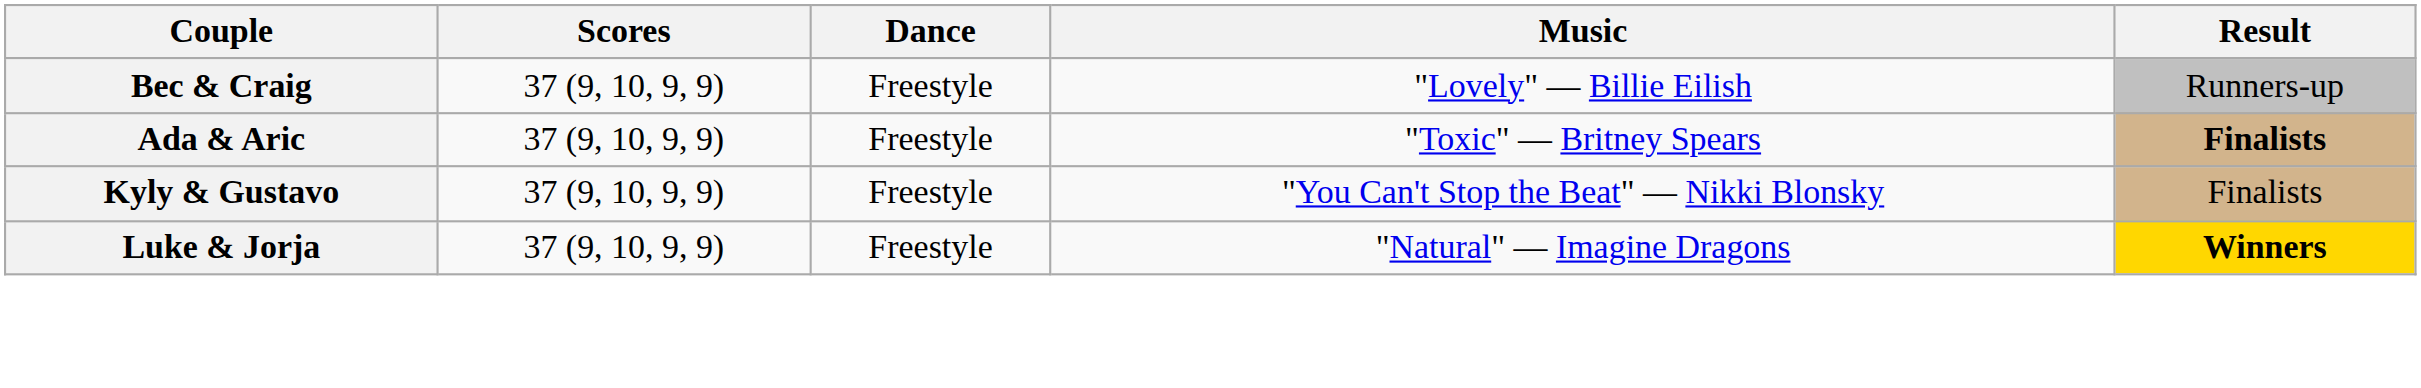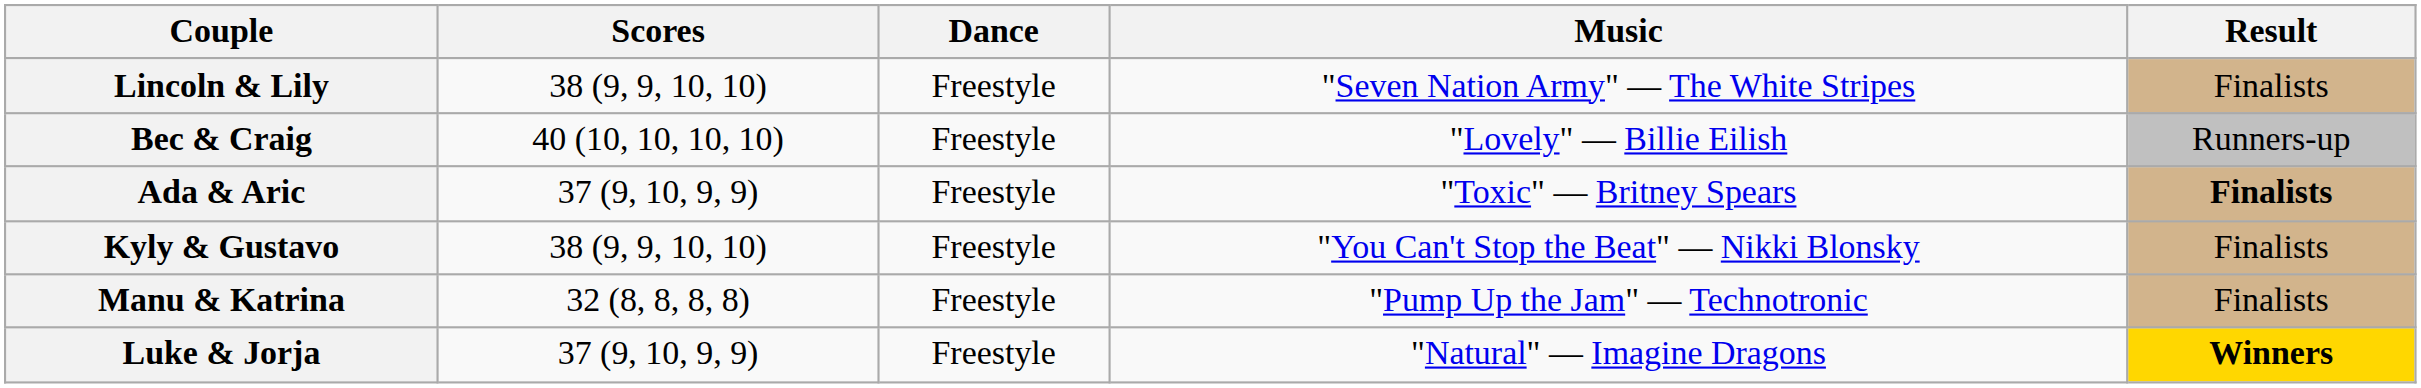+ row: (221, 85)
(624, 85) 37 (9, 10, 9, 9) -> (658, 138) 40 (10, 10, 10, 10)
(624, 192) 37 (9, 10, 9, 9) -> (658, 246) 38 (9, 9, 10, 10)
+ row: (221, 300)
